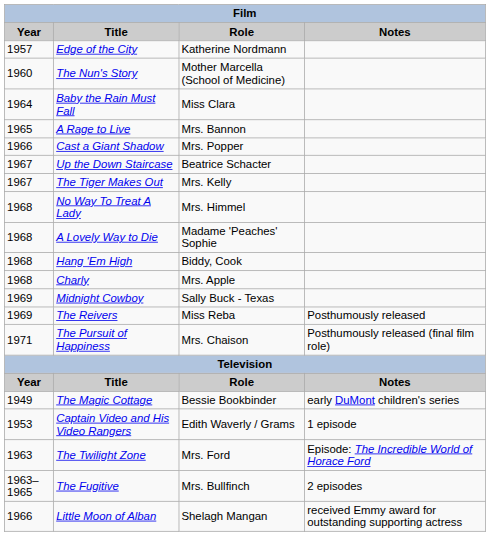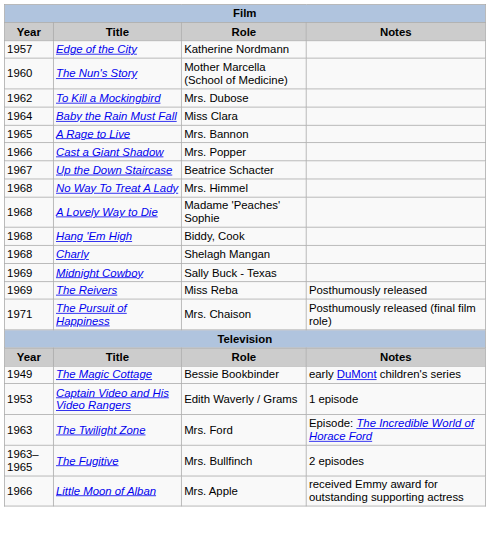+ row: (108, 98)
- row: (110, 183)
(208, 280) Mrs. Apple -> (227, 255) Shelagh Mangan
(224, 517) Shelagh Mangan -> (211, 491) Mrs. Apple
